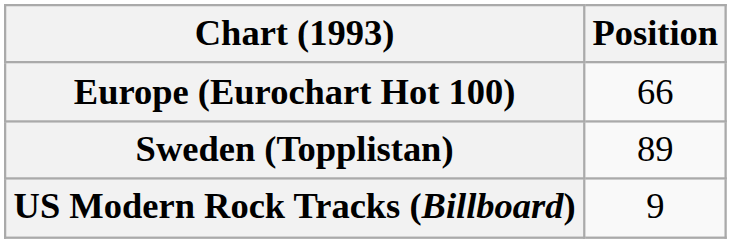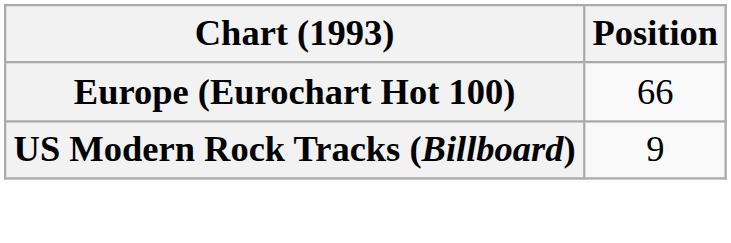- row: (295, 149)
